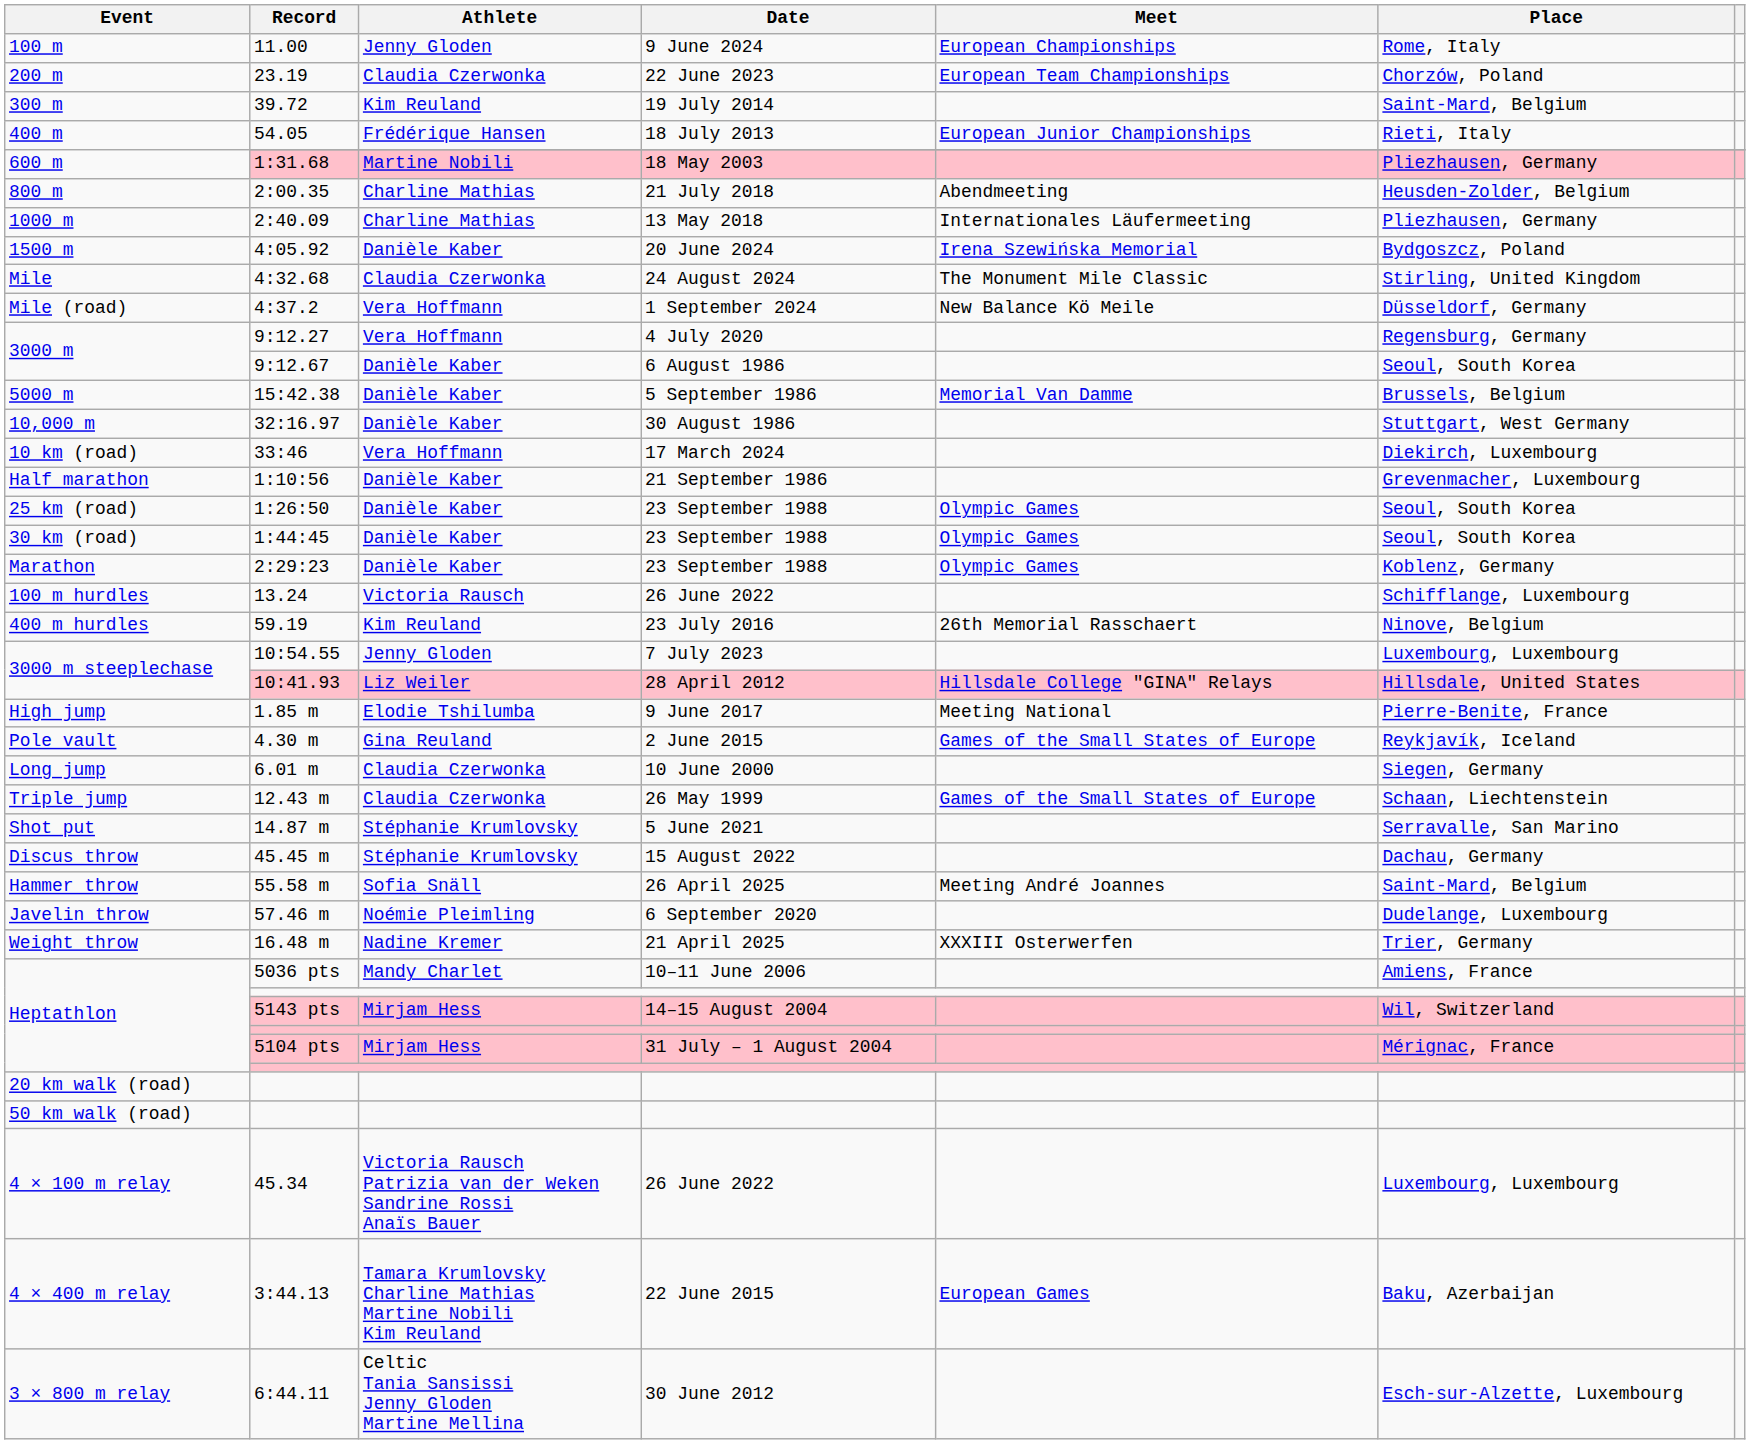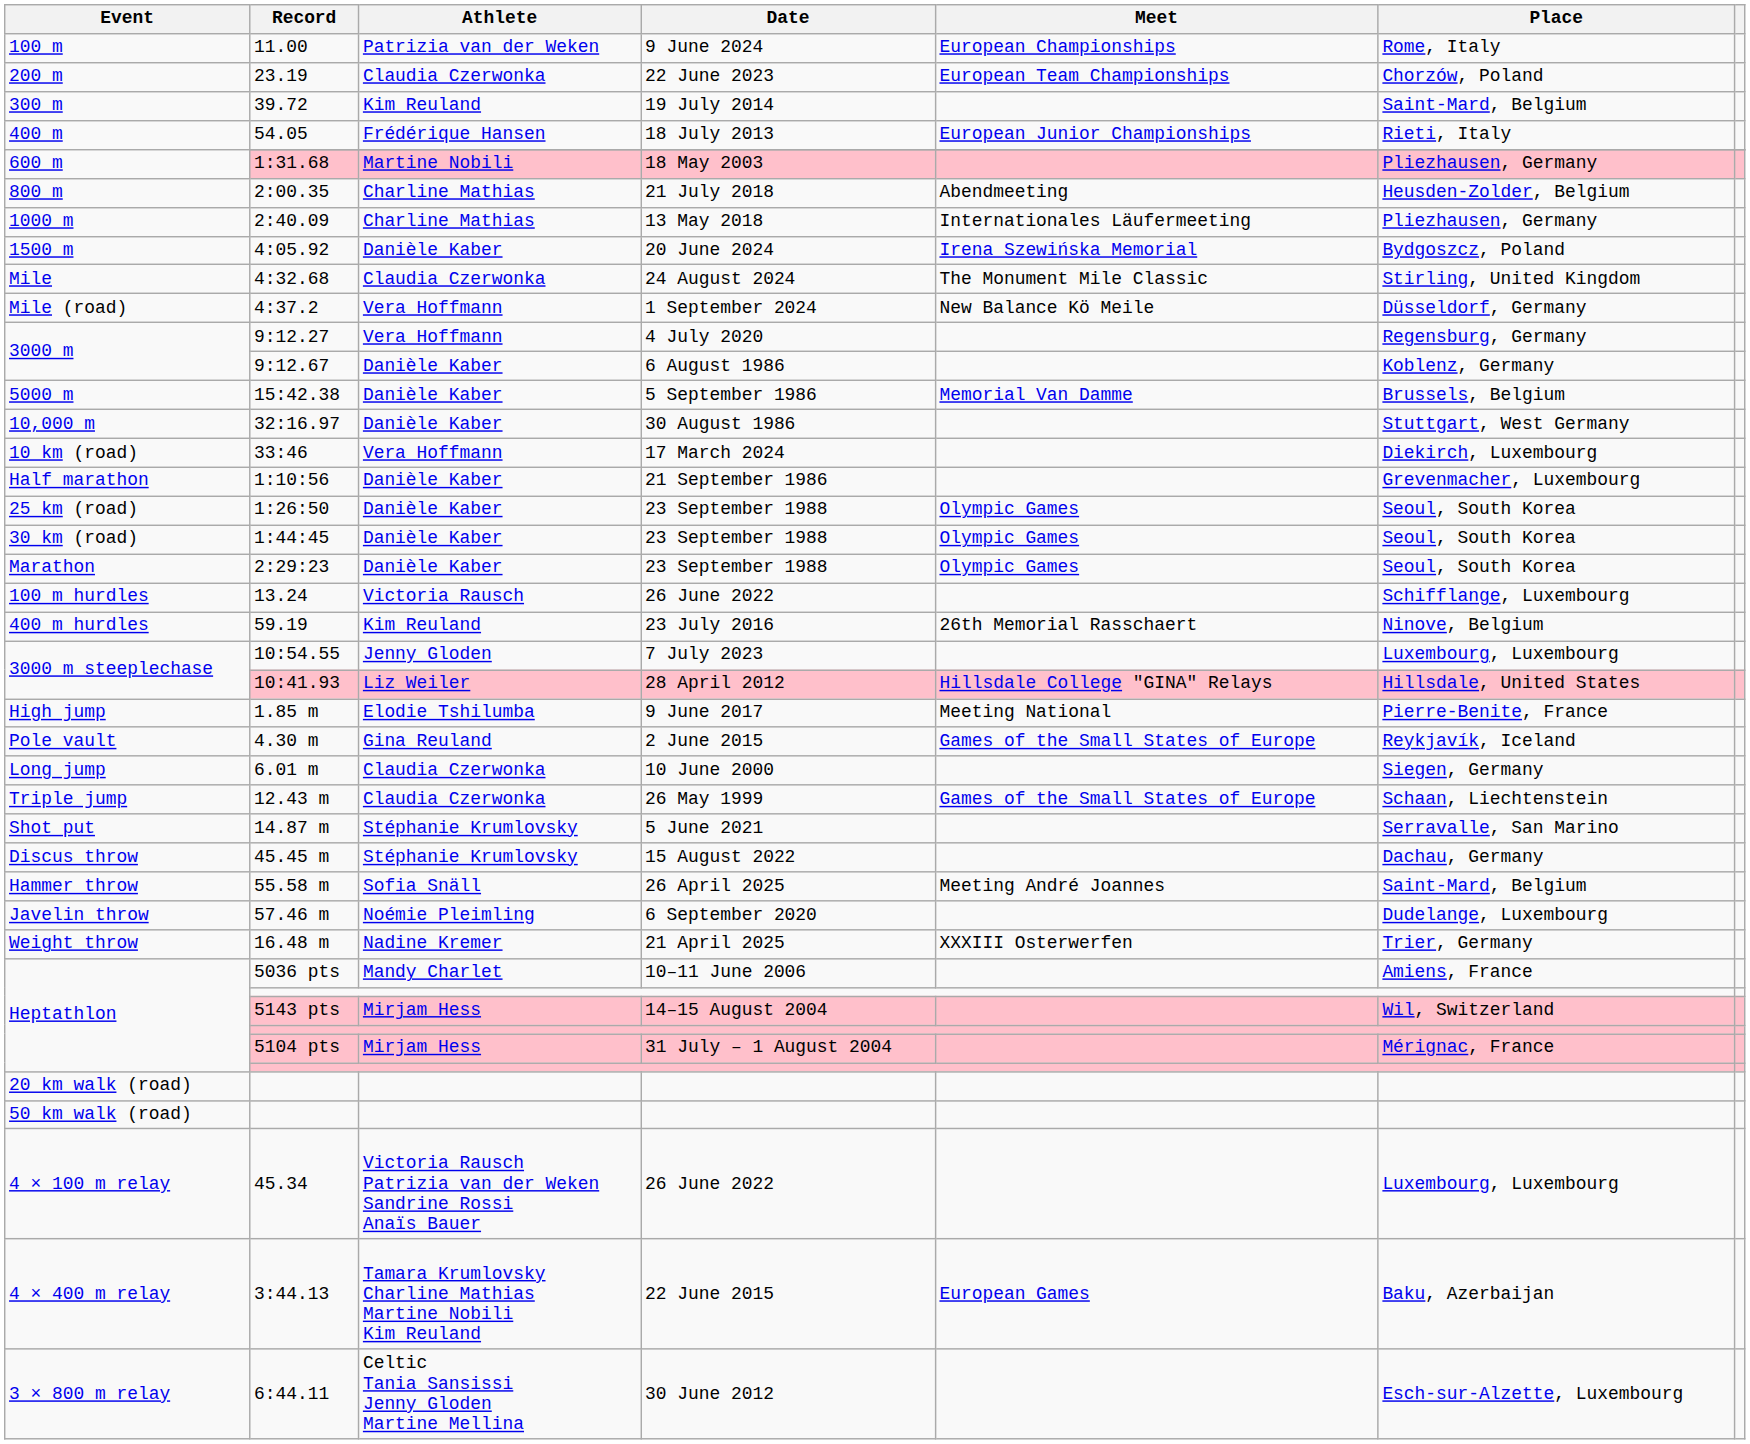(427, 48) Jenny Gloden -> (481, 48) Patrizia van der Weken
(1479, 366) Seoul, South Korea -> (1468, 366) Koblenz, Germany
(1468, 569) Koblenz, Germany -> (1479, 569) Seoul, South Korea
